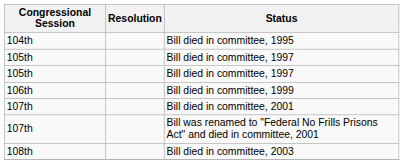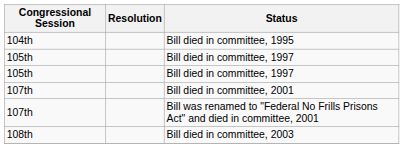- row: (20, 90)
